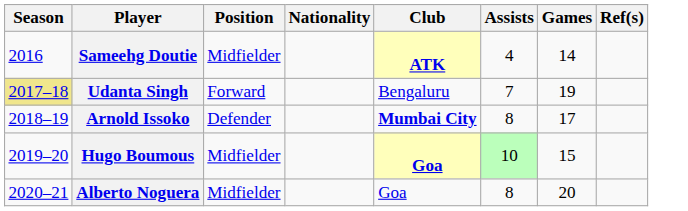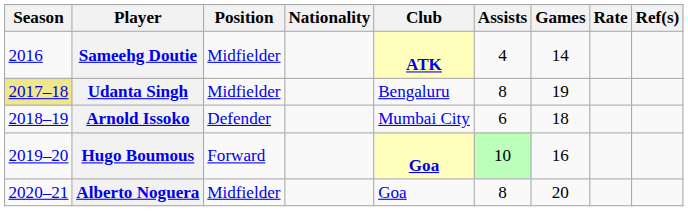+ column: (611, 18)
(236, 91) Forward -> (244, 91) Midfielder
(509, 91) 7 -> (503, 91) 8
(427, 118) bold -> (424, 118) normal
(509, 118) 8 -> (503, 118) 6
(567, 118) 17 -> (560, 118) 18
(244, 155) Midfielder -> (236, 155) Forward
(567, 155) 15 -> (560, 155) 16
